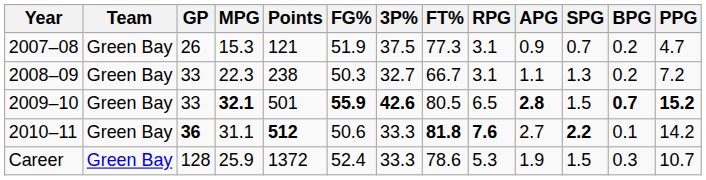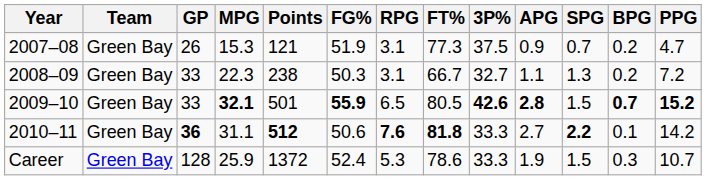columns swapped: (399, 18) <-> (492, 18)
